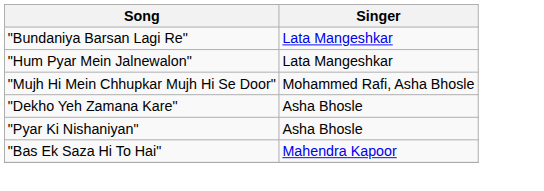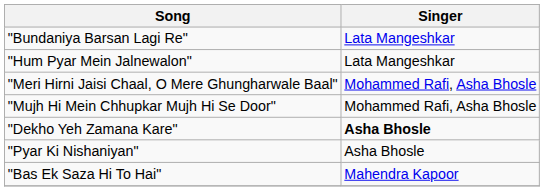+ row: (173, 84)
(323, 106) normal -> (388, 129) bold
